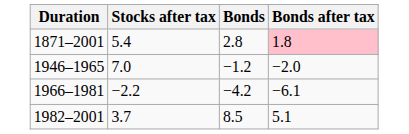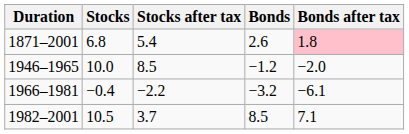+ column: (108, 16)
(233, 41) 2.8 -> (258, 41) 2.6
(121, 66) 7.0 -> (147, 66) 8.5
(237, 91) −4.2 -> (263, 91) −3.2
(282, 116) 5.1 -> (307, 116) 7.1
